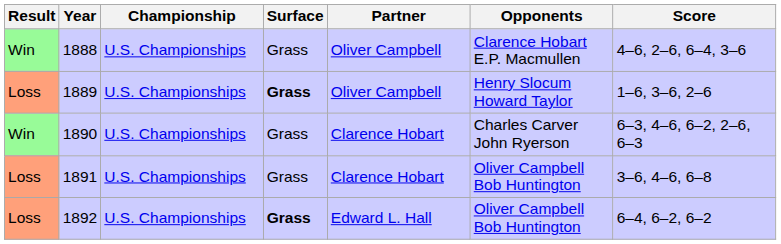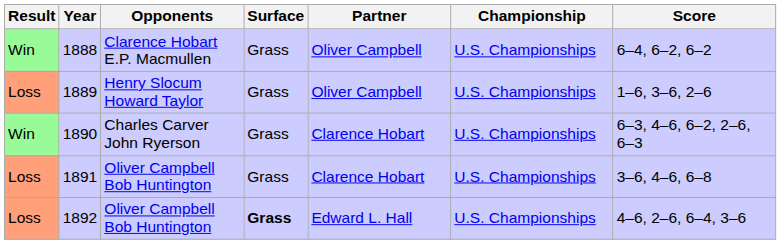columns swapped: (182, 16) <-> (542, 16)
(681, 50) 4–6, 2–6, 6–4, 3–6 -> (664, 50) 6–4, 6–2, 6–2
(289, 92) bold -> (268, 92) normal
(664, 218) 6–4, 6–2, 6–2 -> (681, 218) 4–6, 2–6, 6–4, 3–6
